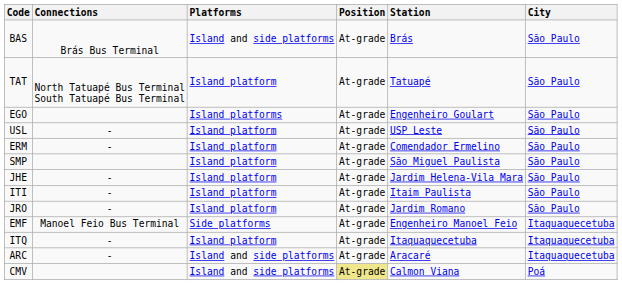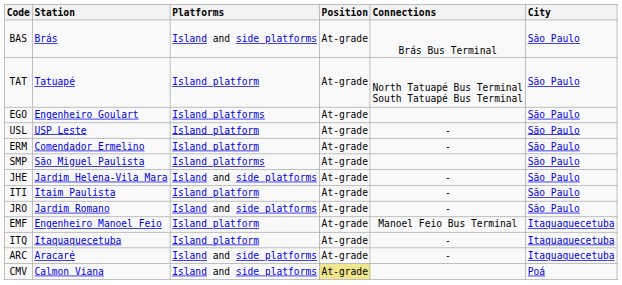columns swapped: (410, 12) <-> (66, 12)
(233, 162) Island platform -> (219, 162) Island platforms
(233, 177) Island platform -> (245, 177) Island and side platforms
(233, 209) Island platform -> (245, 209) Island and side platforms
(230, 224) Side platforms -> (216, 224) Island platform
